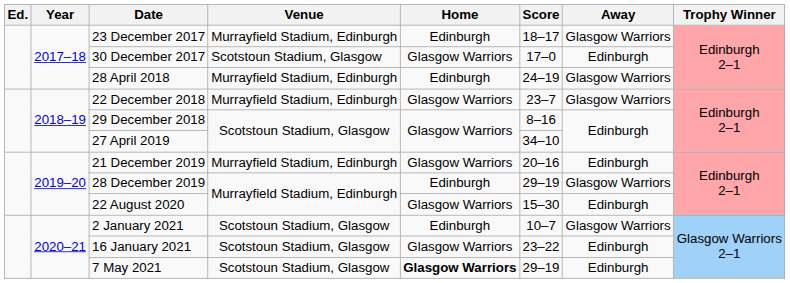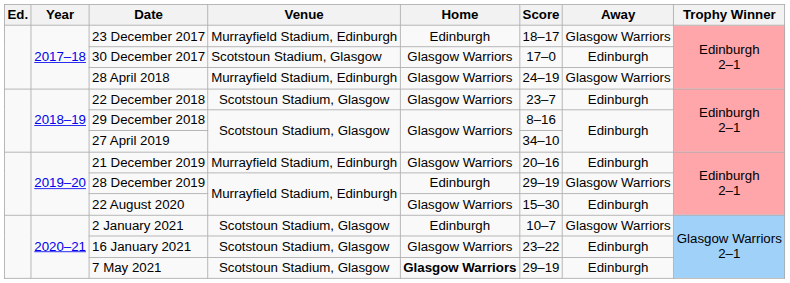(460, 78) Edinburgh -> (460, 78) Glasgow Warriors
(304, 99) Murrayfield Stadium, Edinburgh -> (304, 99) Scotstoun Stadium, Glasgow
(618, 99) Glasgow Warriors -> (618, 99) Edinburgh
